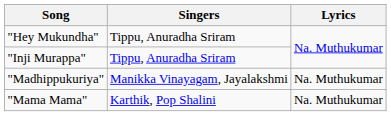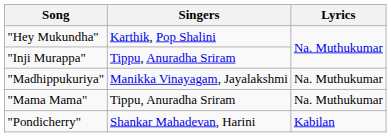(173, 36) Tippu, Anuradha Sriram -> (163, 36) Karthik, Pop Shalini
(163, 100) Karthik, Pop Shalini -> (173, 100) Tippu, Anuradha Sriram
+ row: (44, 121)
